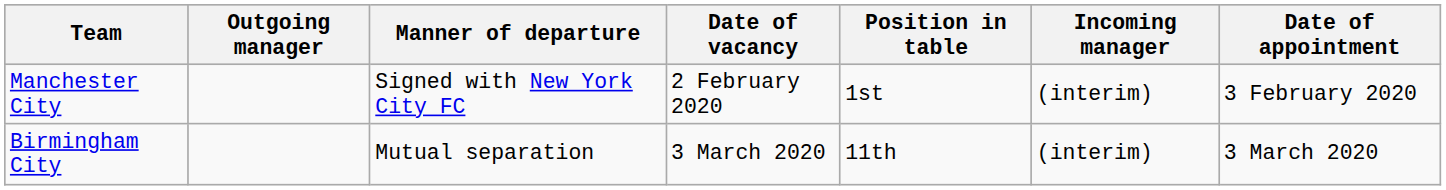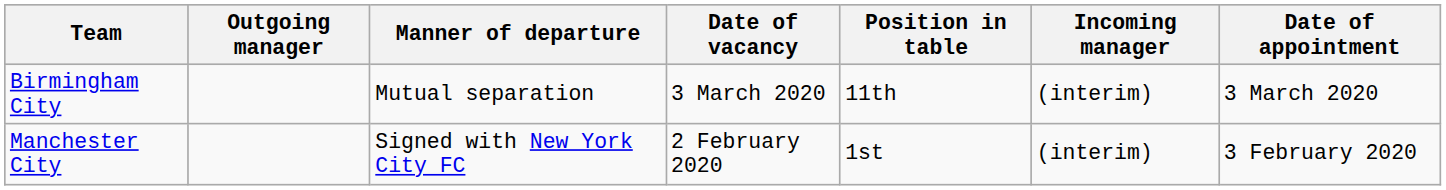rows swapped: (74, 94) <-> (74, 154)
